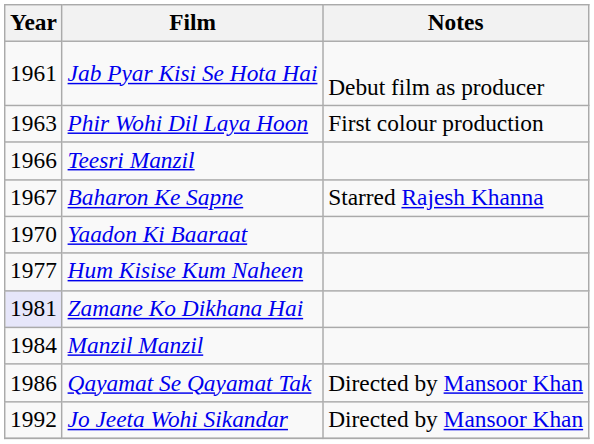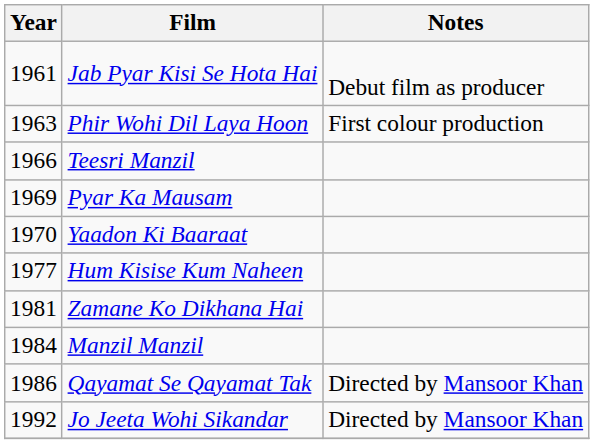- row: (155, 197)
+ row: (150, 197)
(33, 308) lavender background -> (33, 308) no background
